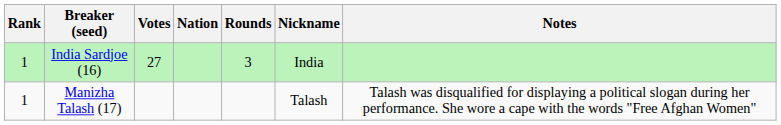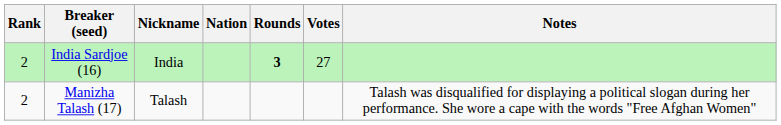columns swapped: (309, 23) <-> (154, 23)
(24, 62) 1 -> (24, 62) 2
(248, 62) normal -> (277, 62) bold
(24, 101) 1 -> (24, 101) 2
